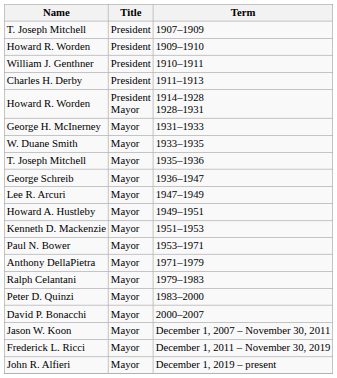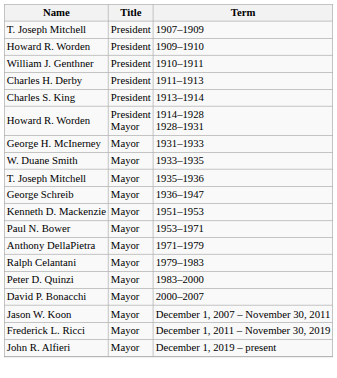+ row: (41, 98)
- row: (36, 195)
- row: (51, 212)
